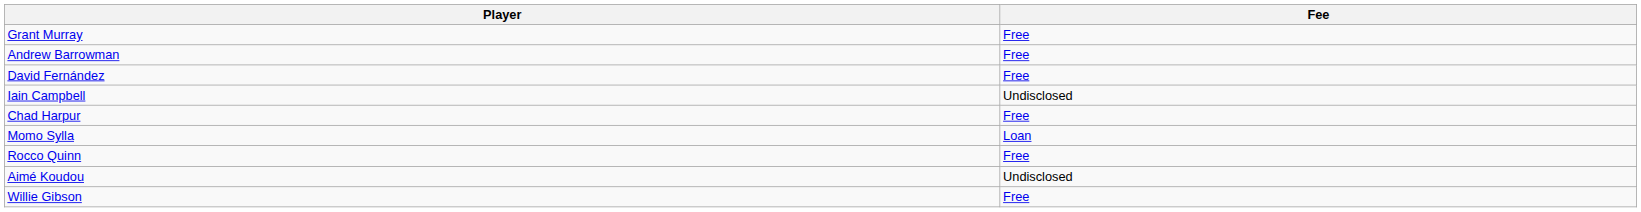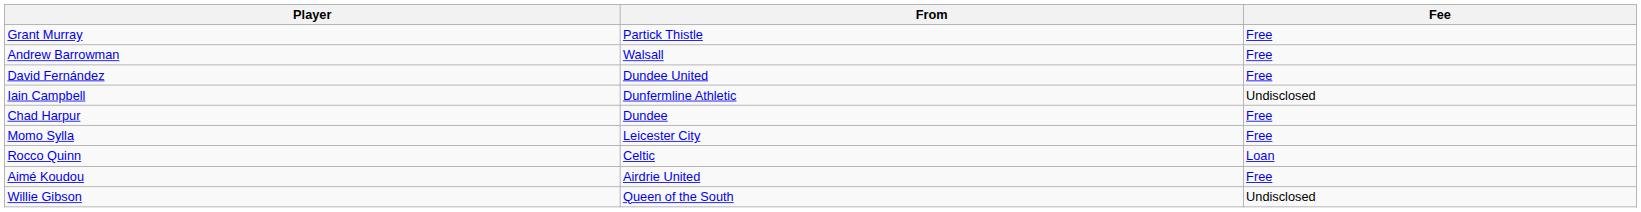+ column: (932, 15)
(1017, 136) Loan -> (1259, 136) Free
(1016, 156) Free -> (1260, 156) Loan
(1038, 176) Undisclosed -> (1259, 176) Free
(1016, 197) Free -> (1281, 197) Undisclosed
